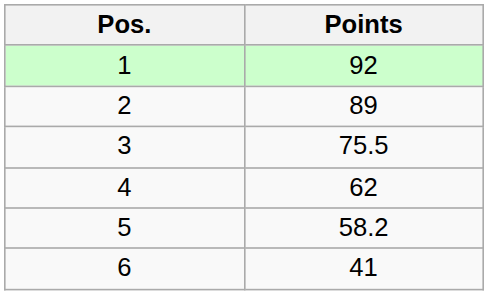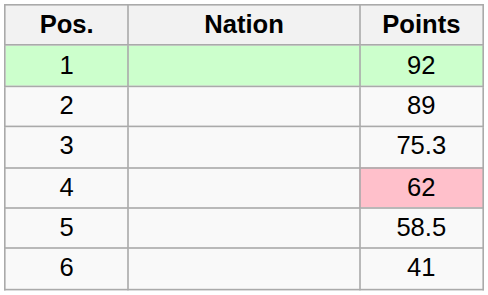+ column: (244, 24)
(364, 146) 75.5 -> (421, 146) 75.3
(364, 187) no background -> (421, 187) pink background
(364, 227) 58.2 -> (421, 227) 58.5
